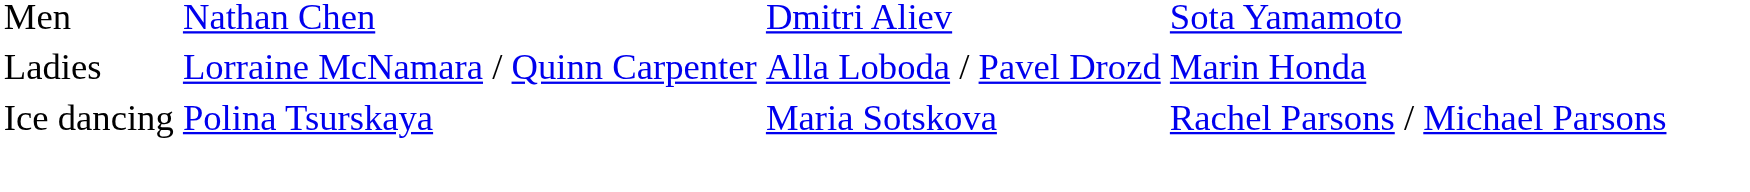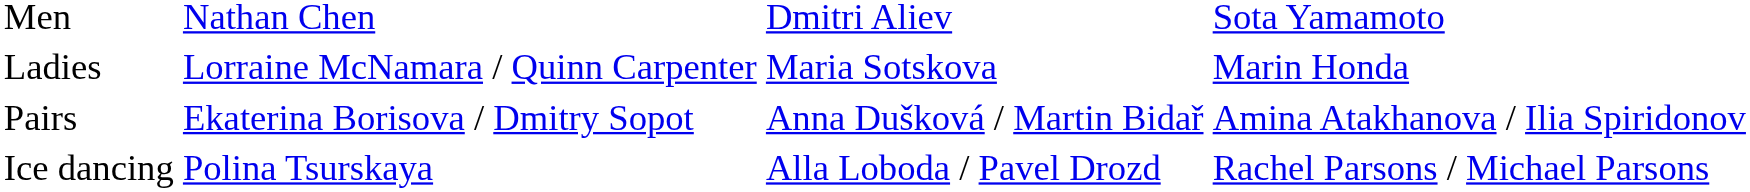(963, 67) Alla Loboda / Pavel Drozd -> (881, 67) Maria Sotskova
+ row: (41, 117)
(881, 117) Maria Sotskova -> (963, 167) Alla Loboda / Pavel Drozd
